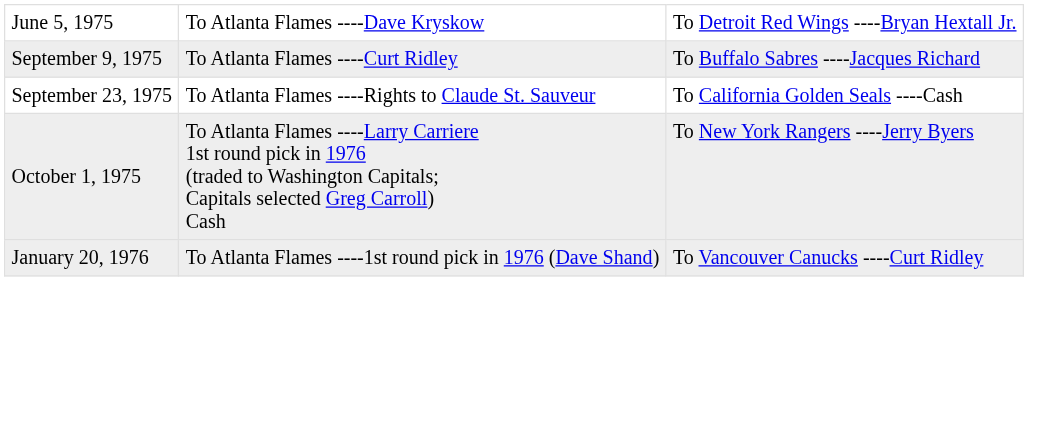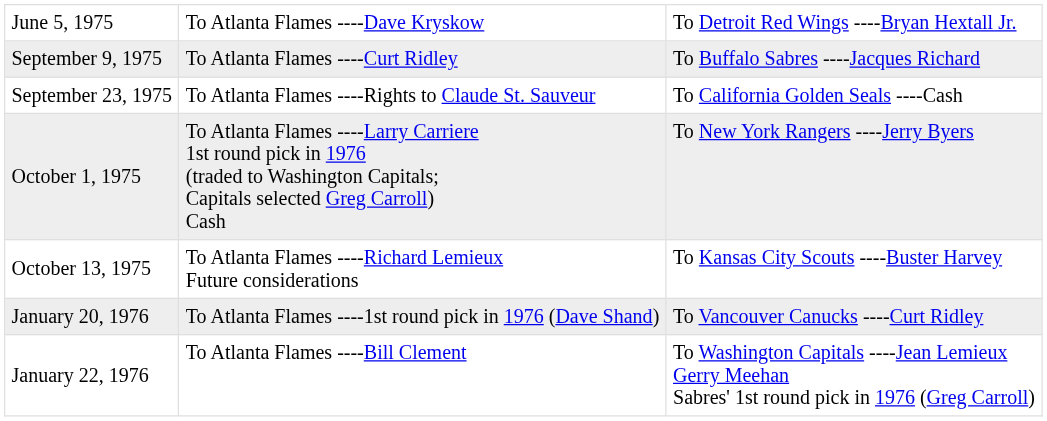+ row: (81, 268)
+ row: (80, 375)
